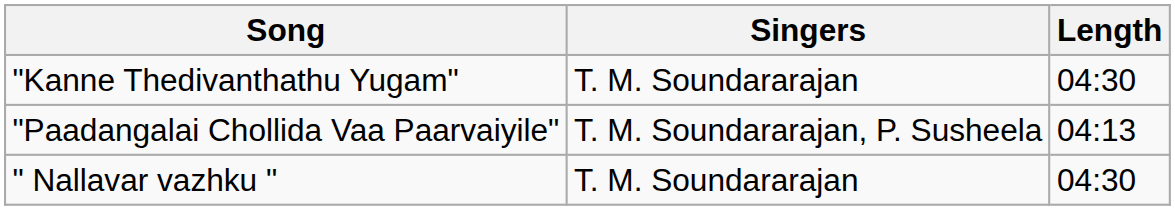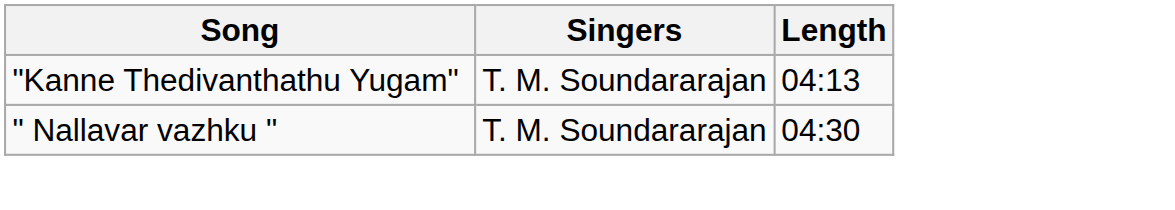(1097, 80) 04:30 -> (821, 80) 04:13
- row: (286, 130)
